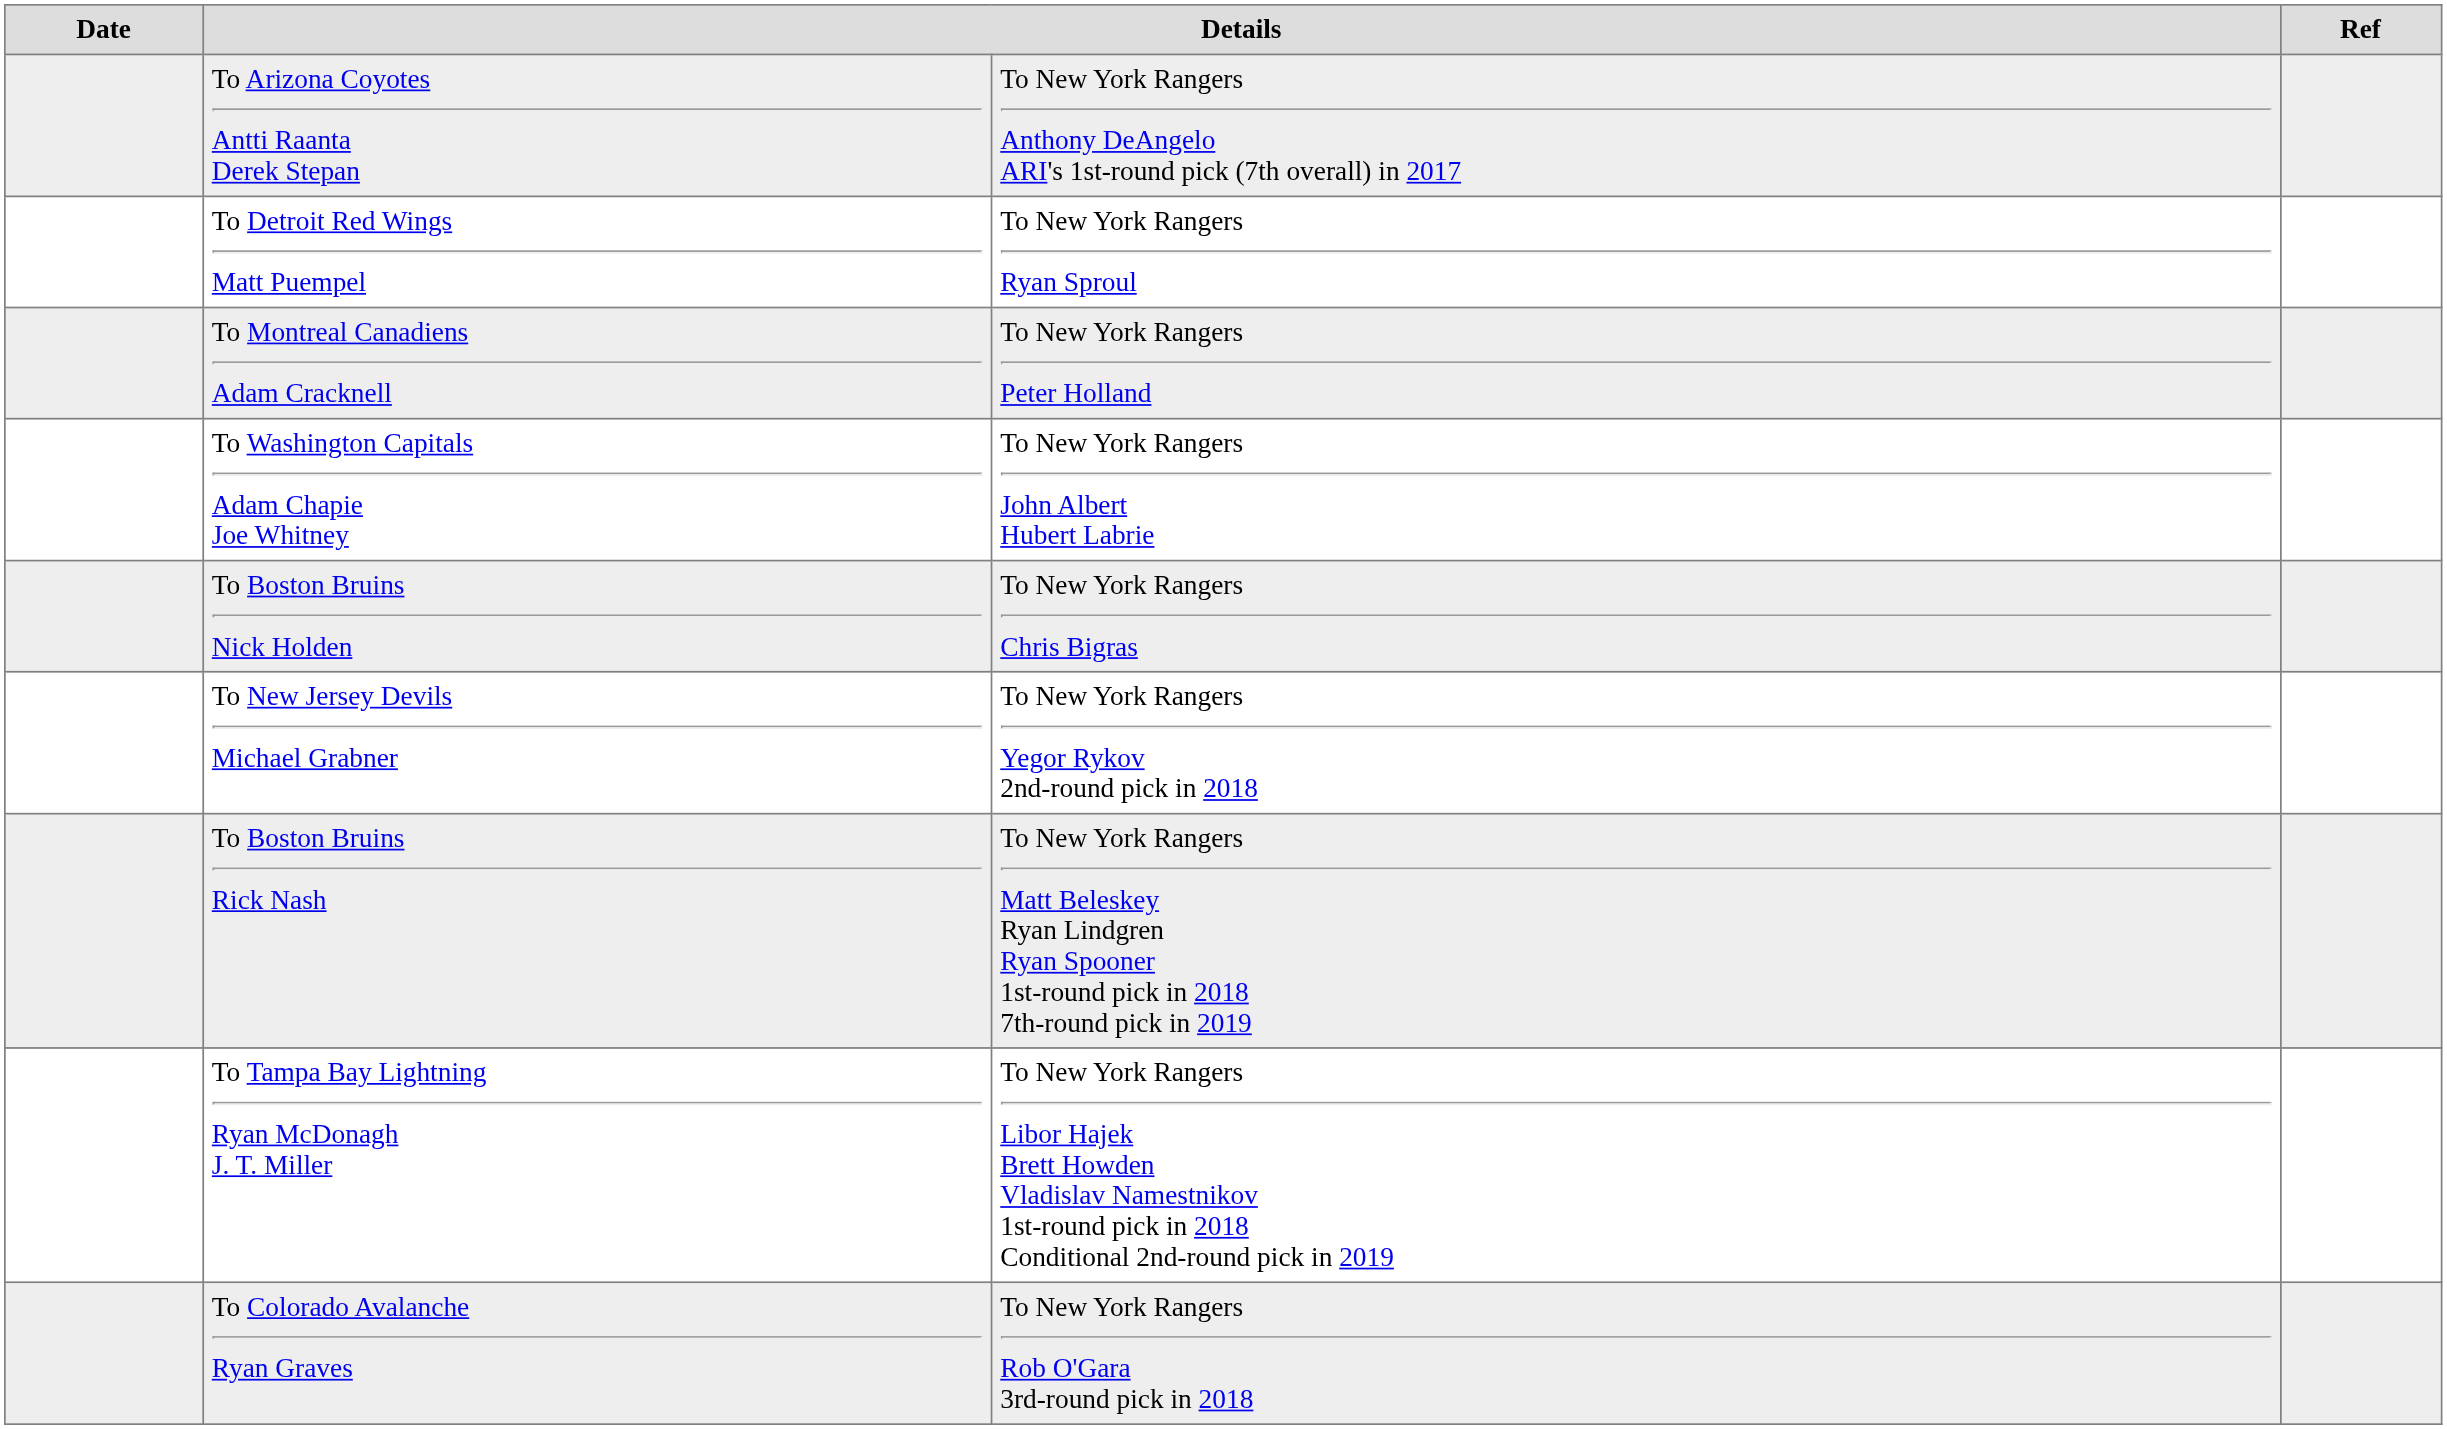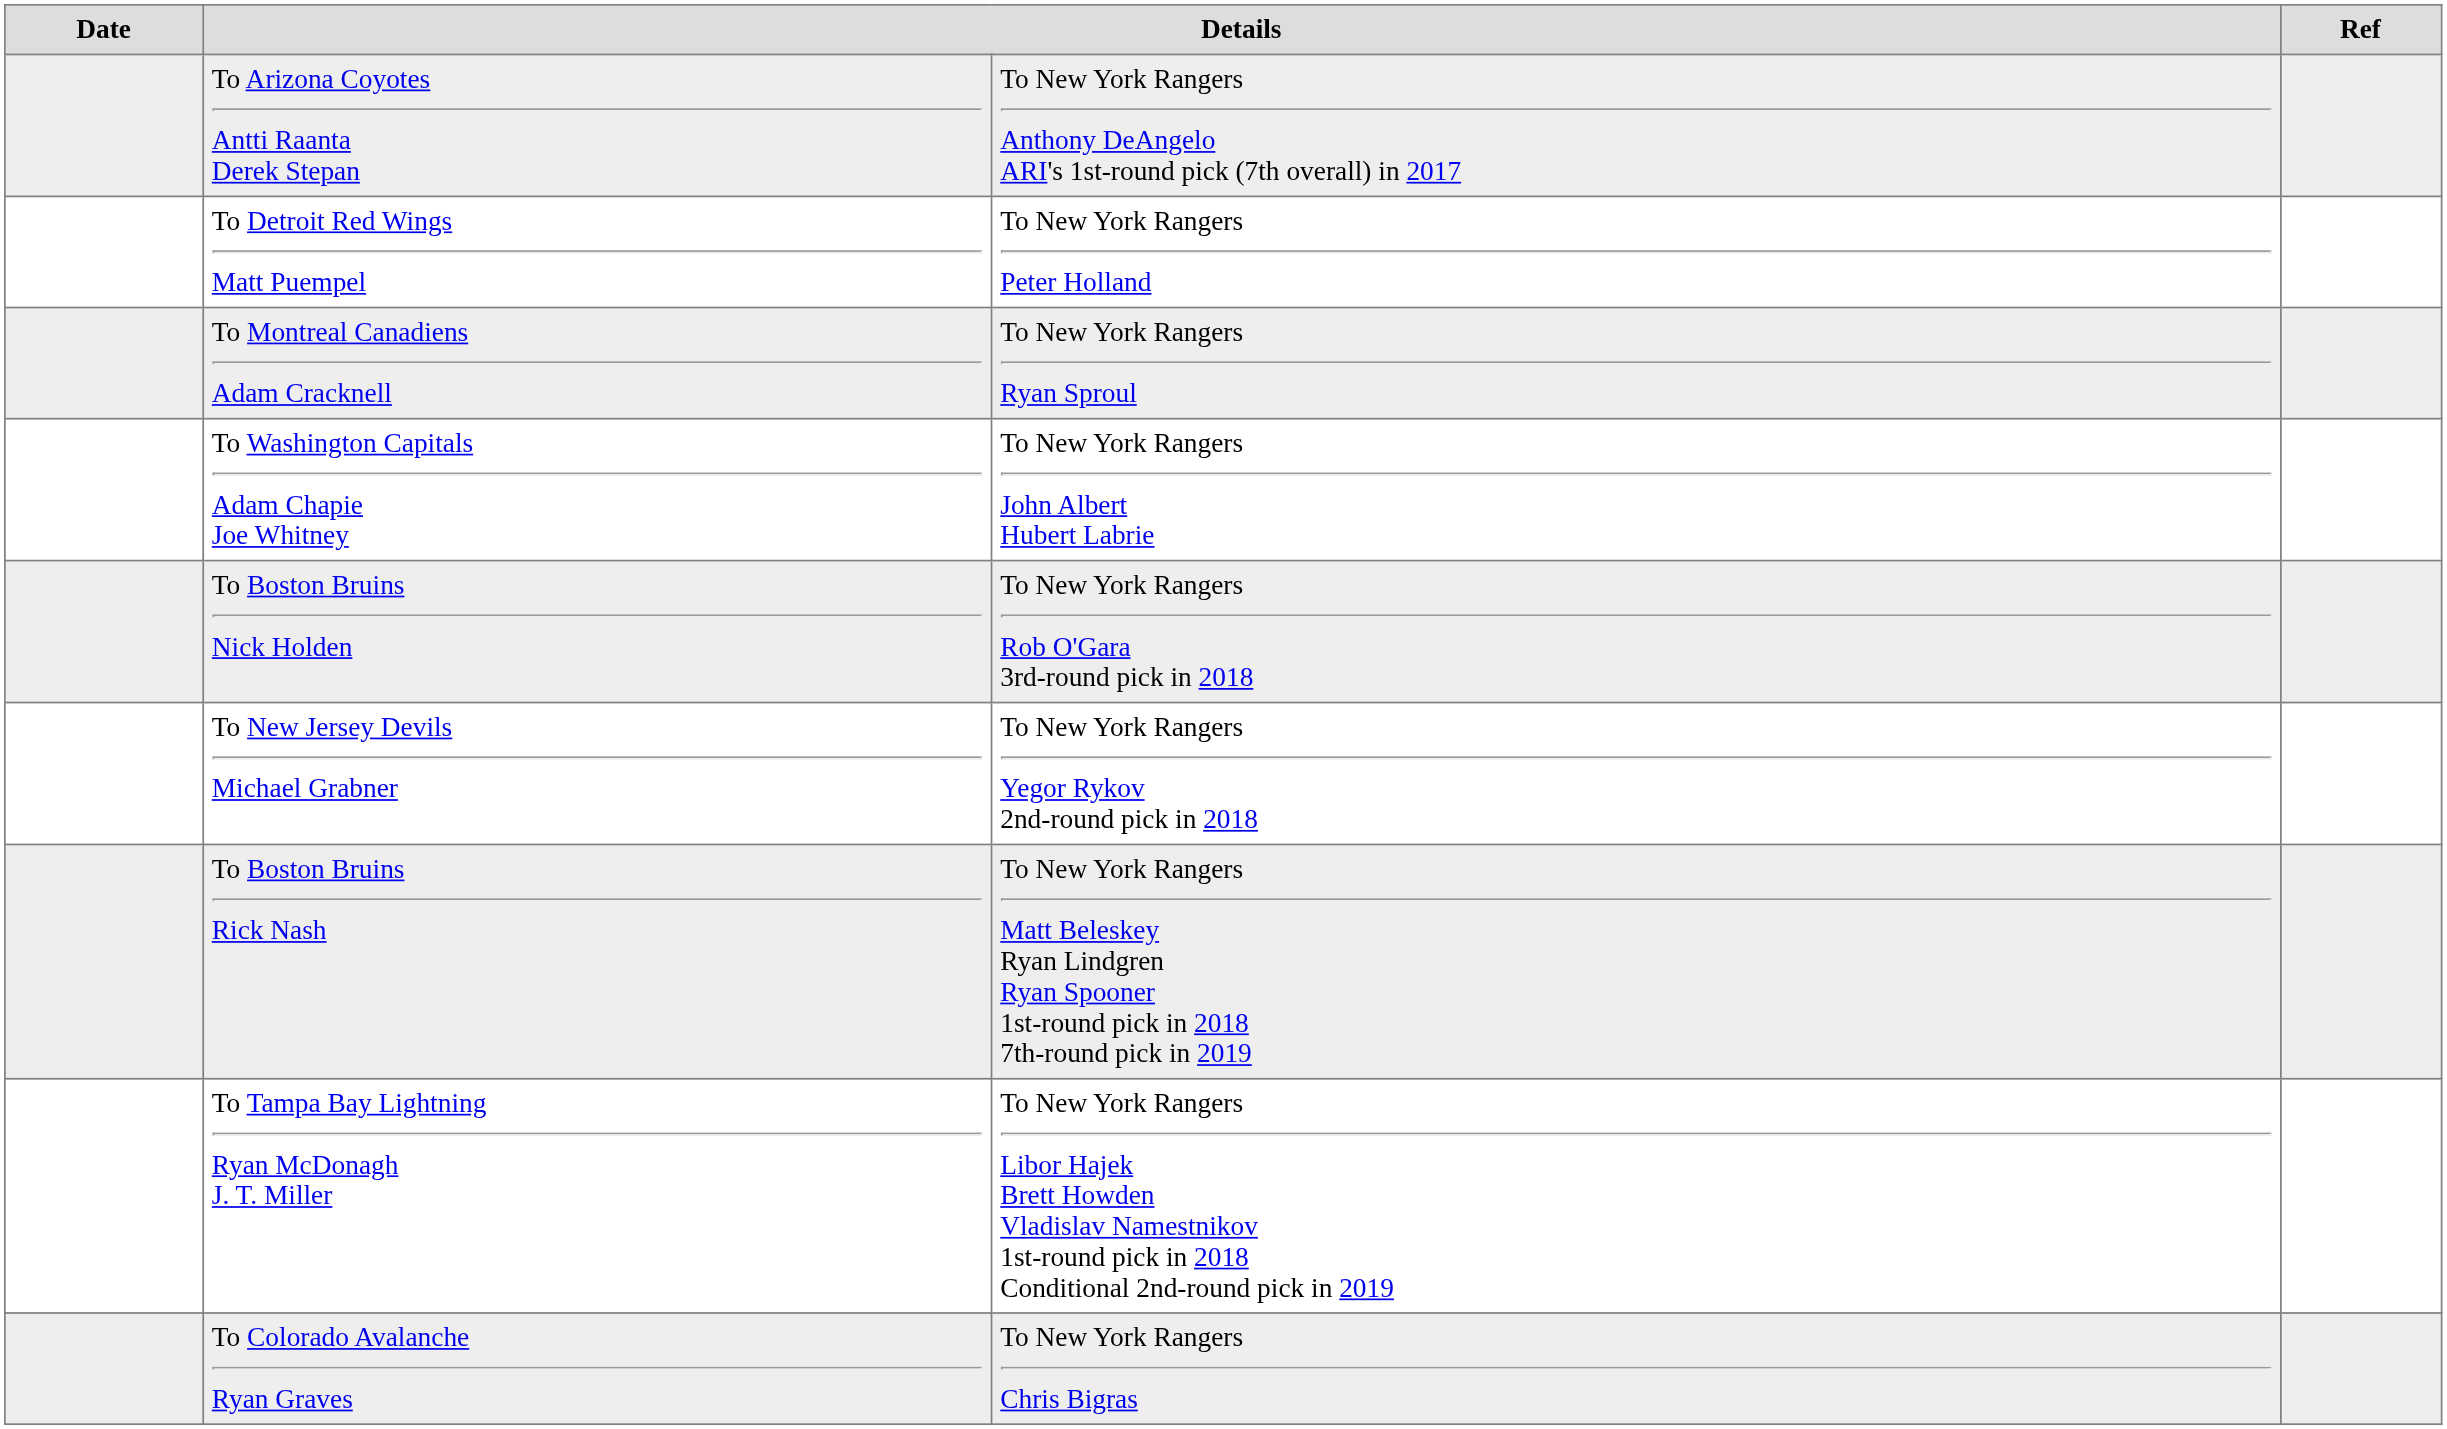(1635, 251) To New York Rangers Ryan Sproul -> (1635, 251) To New York Rangers Peter Holland
(1635, 362) To New York Rangers Peter Holland -> (1635, 362) To New York Rangers Ryan Sproul
(1635, 615) To New York Rangers Chris Bigras -> (1635, 631) To New York Rangers Rob O'Gara 3rd-round pick in 2018
(1635, 1352) To New York Rangers Rob O'Gara 3rd-round pick in 2018 -> (1635, 1368) To New York Rangers Chris Bigras
